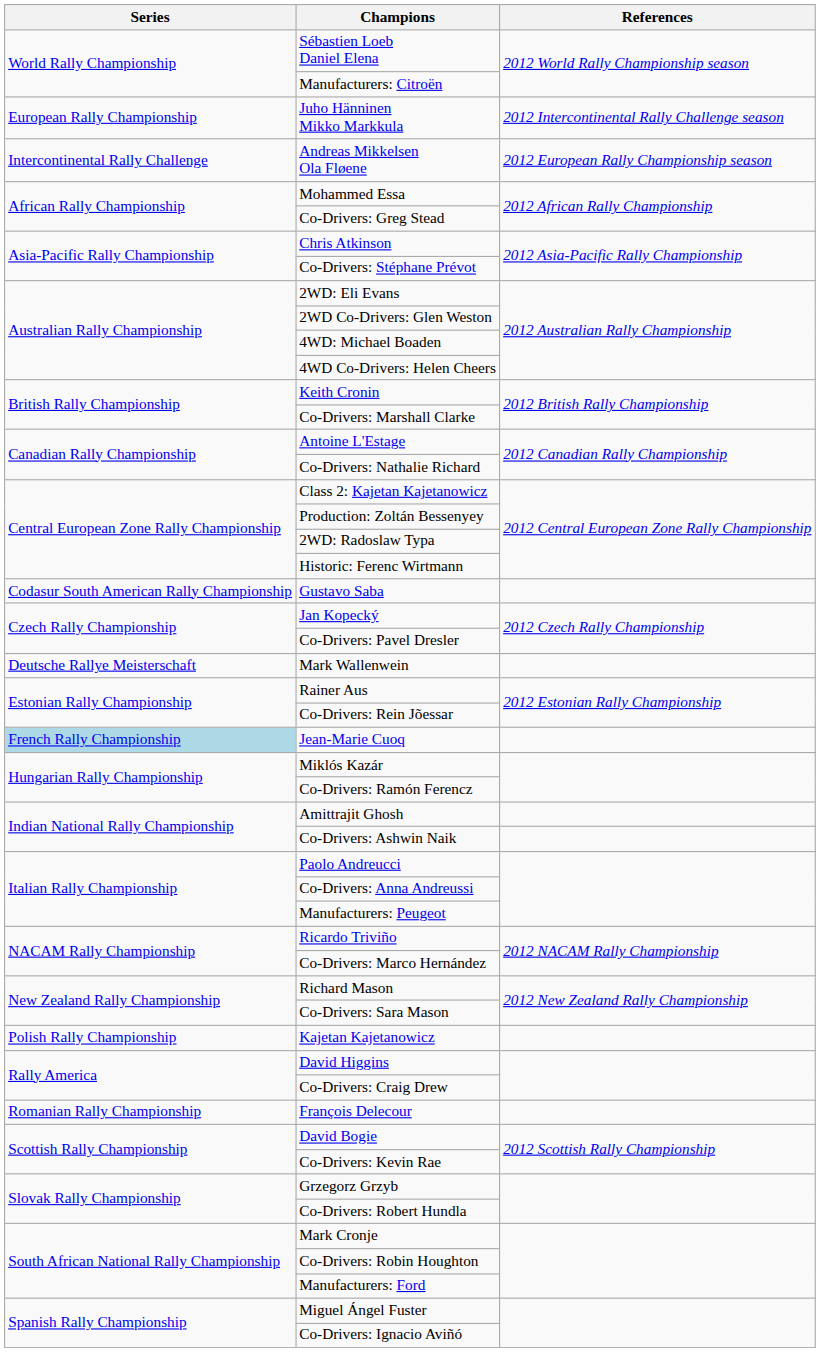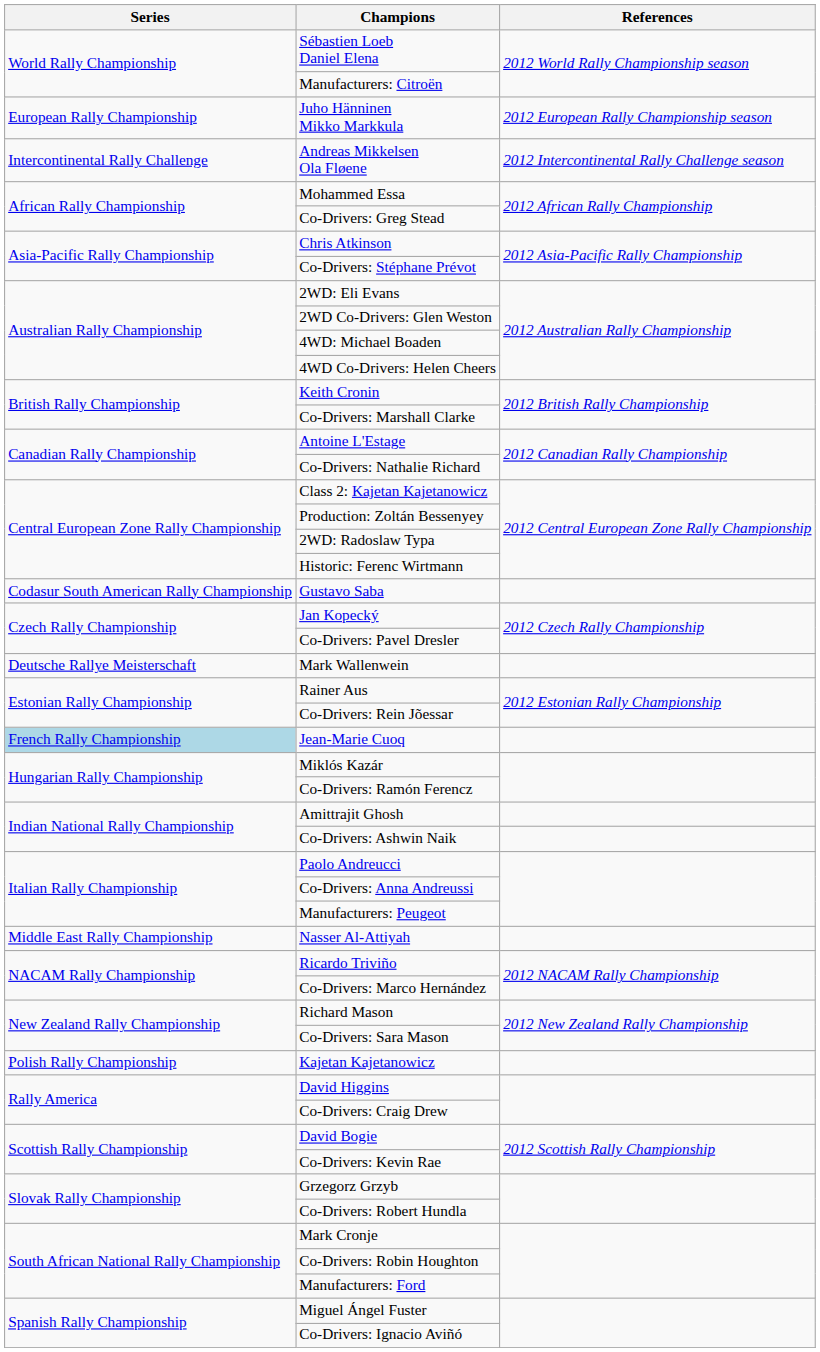(643, 117) 2012 Intercontinental Rally Challenge season -> (638, 117) 2012 European Rally Championship season
(638, 160) 2012 European Rally Championship season -> (643, 160) 2012 Intercontinental Rally Challenge season
+ row: (355, 938)
- row: (355, 1112)
